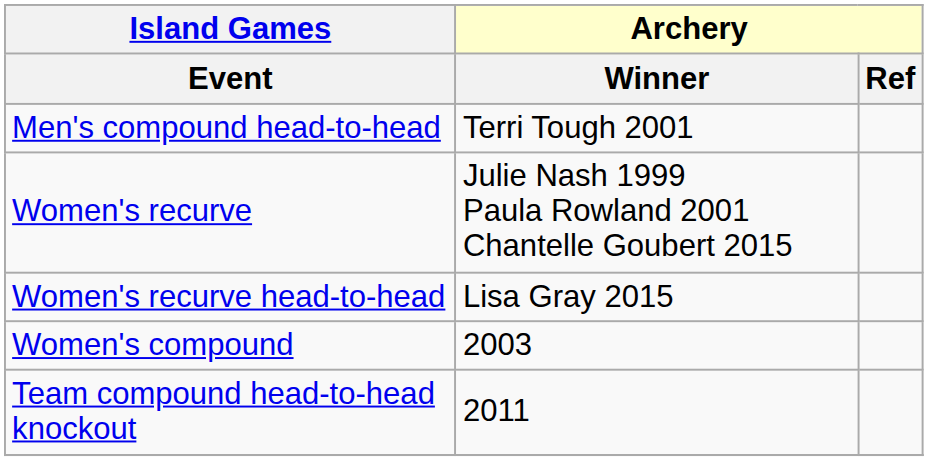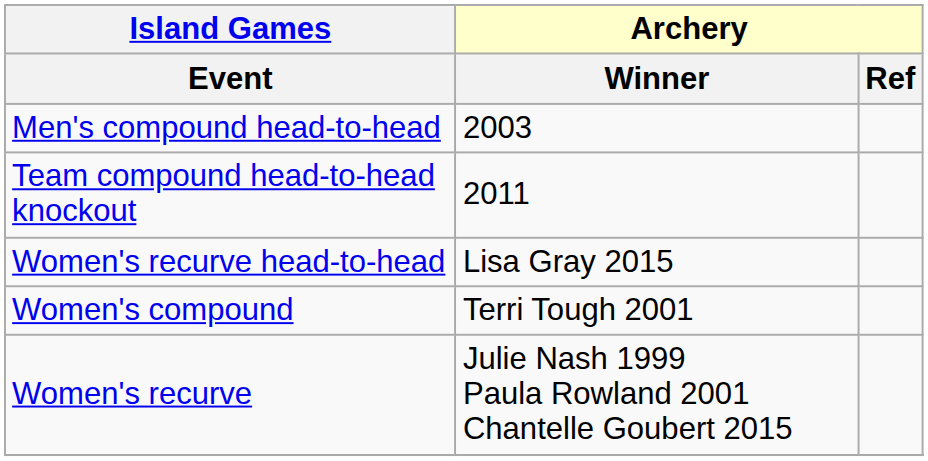(578, 127) Terri Tough 2001 -> (497, 127) 2003
rows swapped: (132, 211) <-> (224, 411)
(497, 345) 2003 -> (578, 310) Terri Tough 2001
